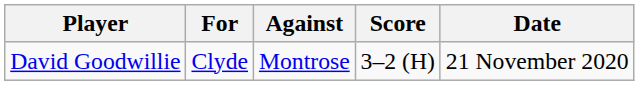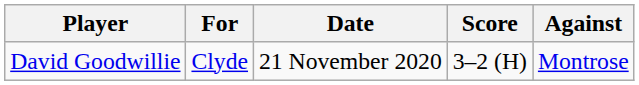columns swapped: (304, 23) <-> (537, 23)
